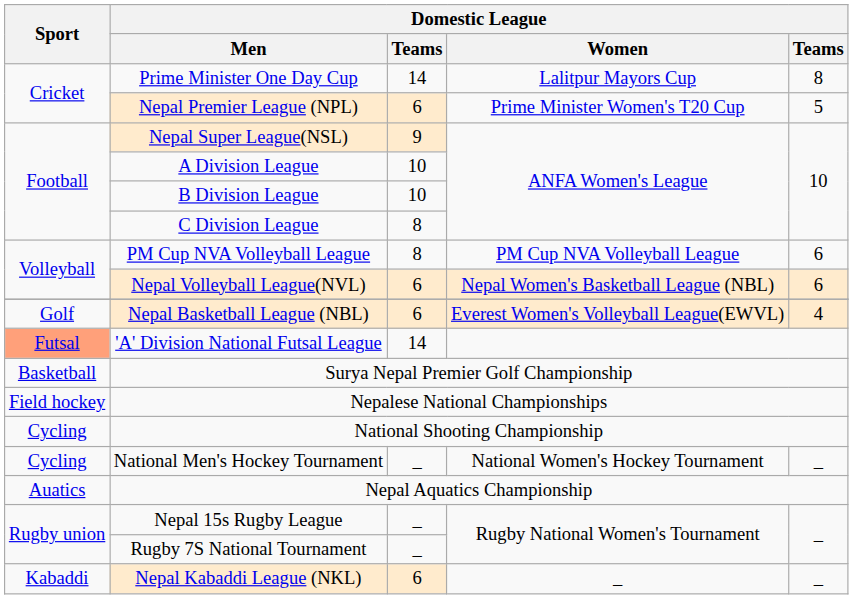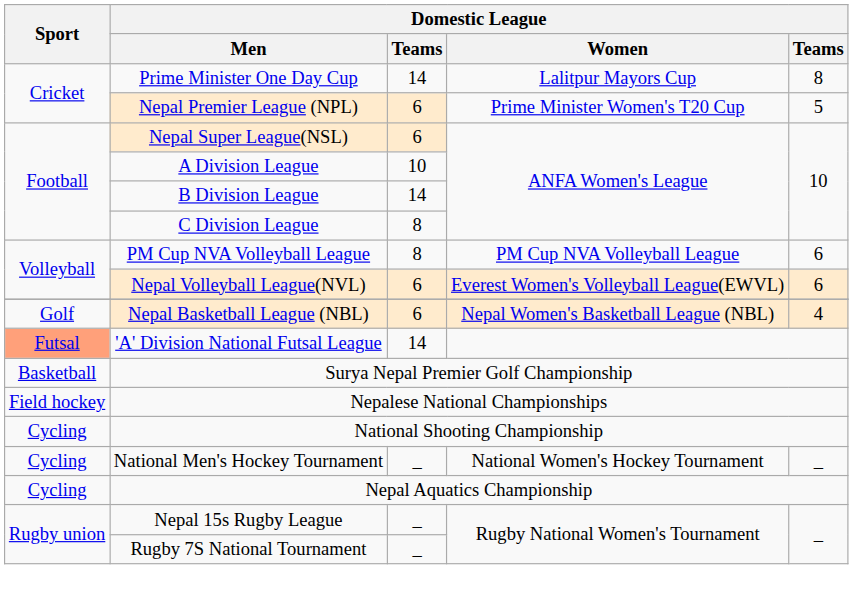(417, 136) 9 -> (417, 136) 6
(417, 195) 10 -> (417, 195) 14
(618, 284) Nepal Women's Basketball League (NBL) -> (618, 284) Everest Women's Volleyball League(EWVL)
(618, 313) Everest Women's Volleyball League(EWVL) -> (618, 313) Nepal Women's Basketball League (NBL)
(57, 490) Auatics -> (57, 490) Cycling
- row: (248, 578)
